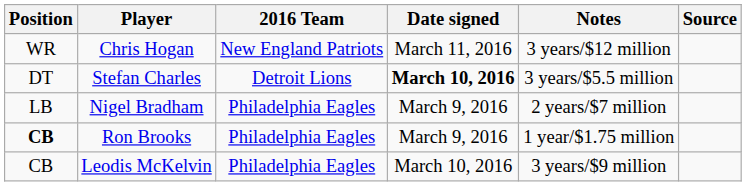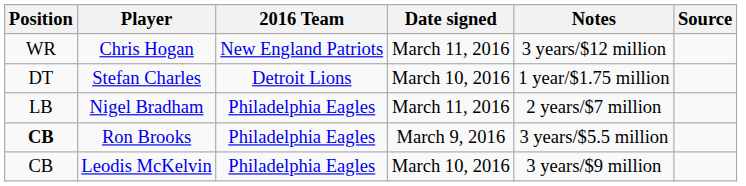(453, 78) bold -> (451, 78) normal
(599, 78) 3 years/$5.5 million -> (594, 78) 1 year/$1.75 million
(453, 107) March 9, 2016 -> (451, 107) March 11, 2016
(599, 136) 1 year/$1.75 million -> (594, 136) 3 years/$5.5 million
